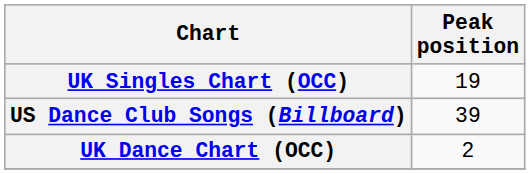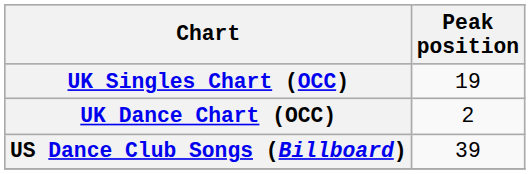rows swapped: (208, 151) <-> (208, 116)
